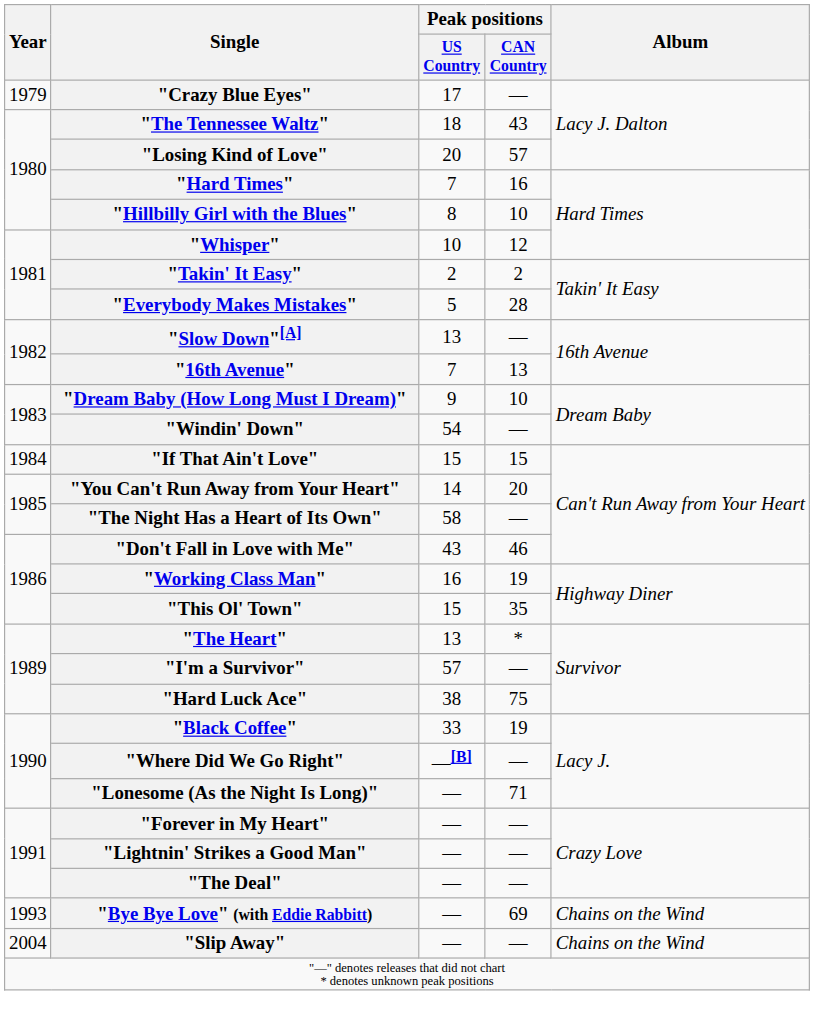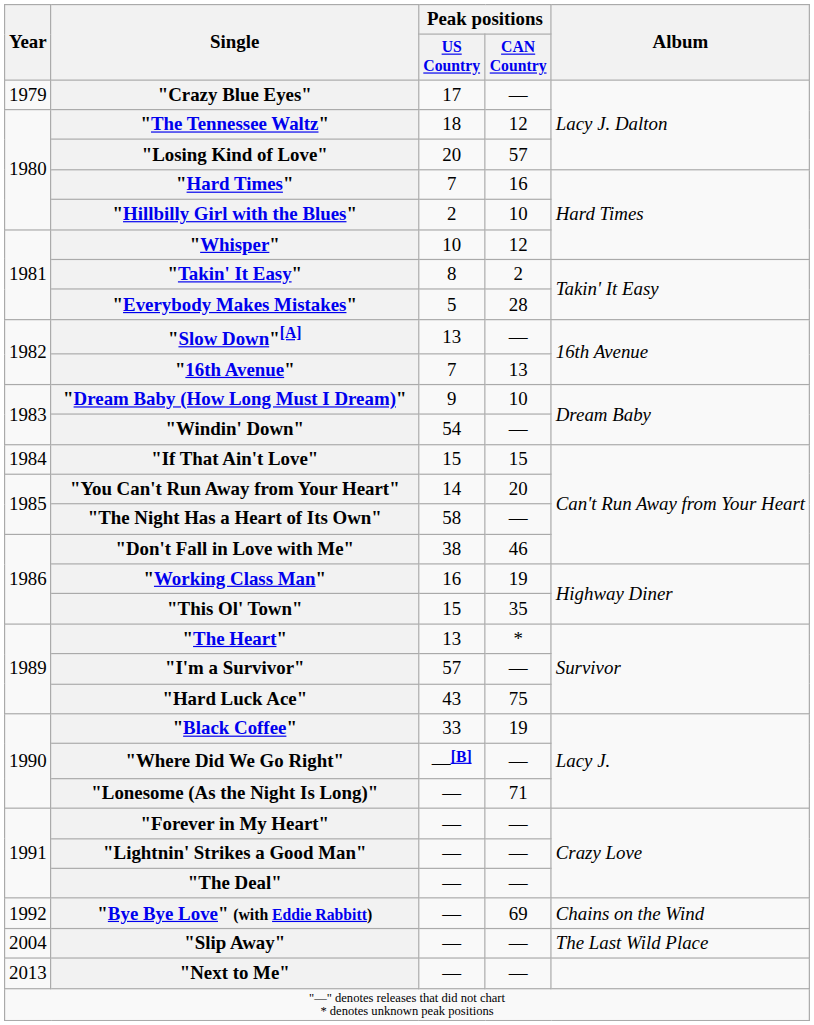(518, 124) 43 -> (518, 124) 12
(452, 214) 8 -> (452, 214) 2
(452, 274) 2 -> (452, 274) 8
(452, 548) 43 -> (452, 548) 38
(452, 698) 38 -> (452, 698) 43
(28, 913) 1993 -> (28, 913) 1992
(630, 943) Chains on the Wind -> (632, 943) The Last Wild Place
+ row: (235, 973)
